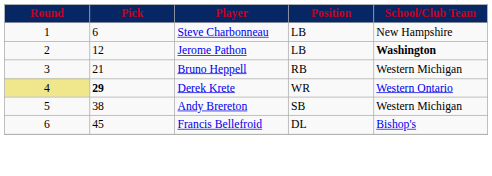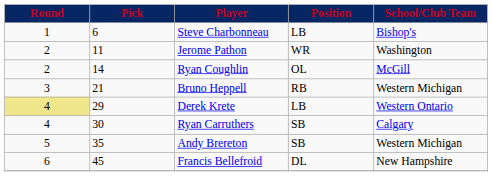(414, 32) New Hampshire -> (396, 32) Bishop's
(98, 50) 12 -> (98, 50) 11
(299, 50) LB -> (301, 50) WR
(406, 50) bold -> (404, 50) normal
+ row: (213, 69)
(98, 87) bold -> (98, 106) normal
(301, 87) WR -> (299, 106) LB
+ row: (216, 124)
(98, 106) 38 -> (98, 143) 35
(396, 124) Bishop's -> (414, 161) New Hampshire
